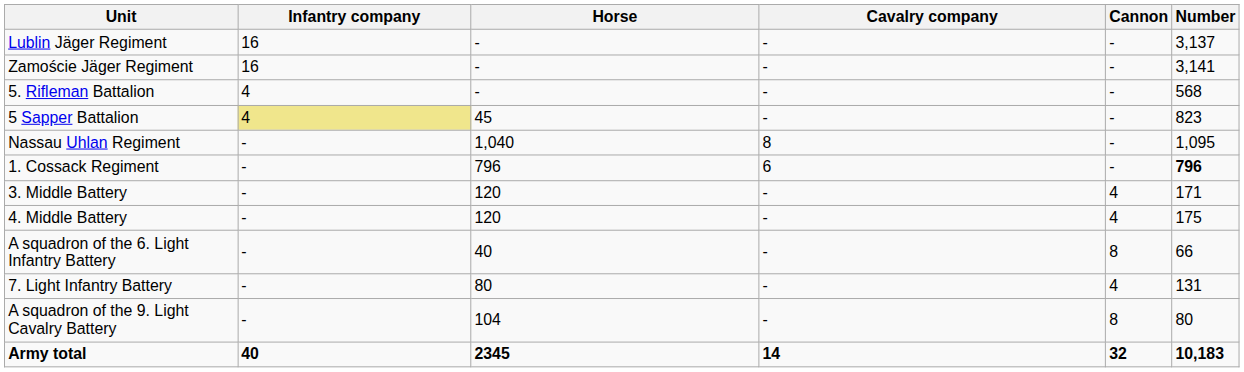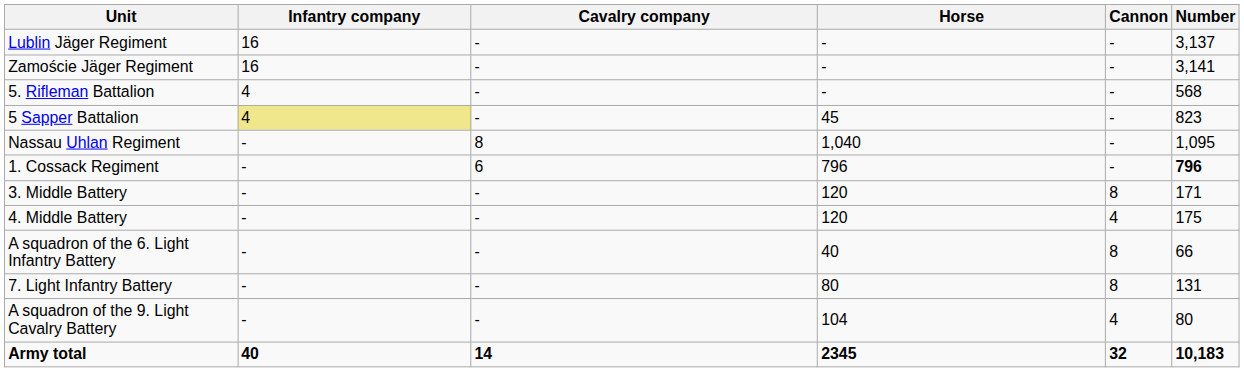columns swapped: (932, 17) <-> (615, 17)
(1114, 192) 4 -> (1114, 192) 8
(1114, 286) 4 -> (1114, 286) 8
(1114, 320) 8 -> (1114, 320) 4
